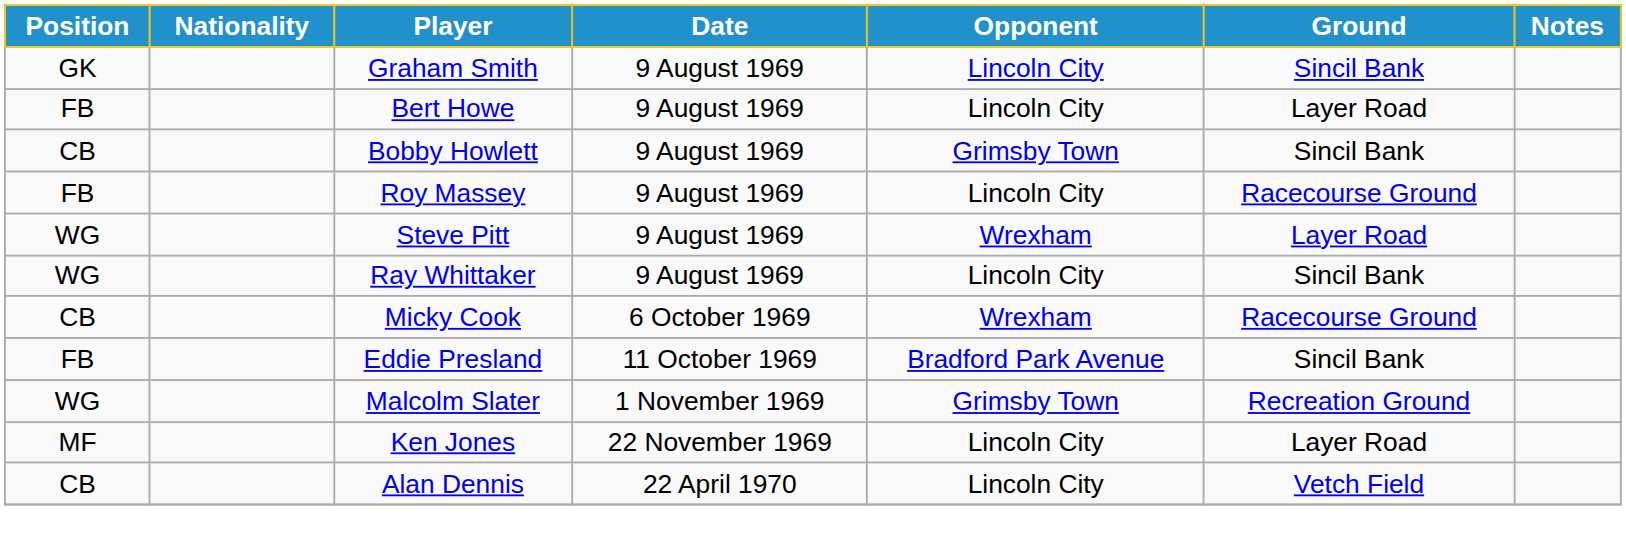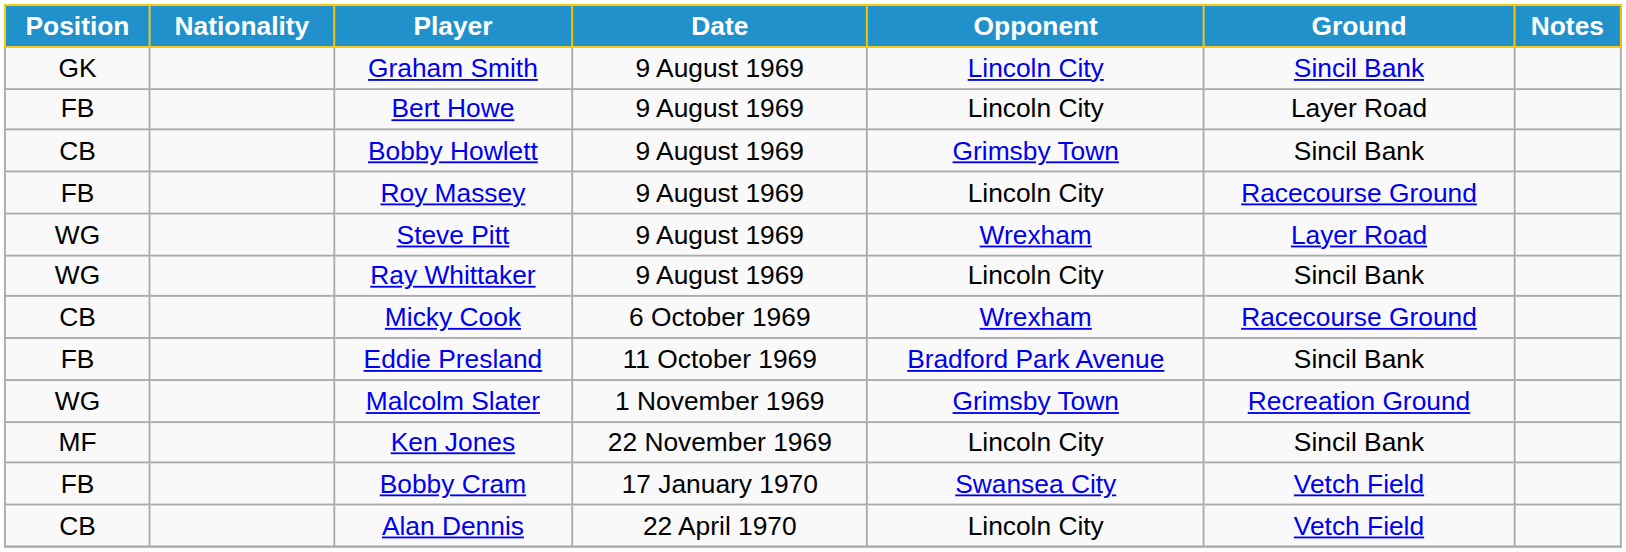(1359, 442) Layer Road -> (1359, 442) Sincil Bank
+ row: (453, 484)
